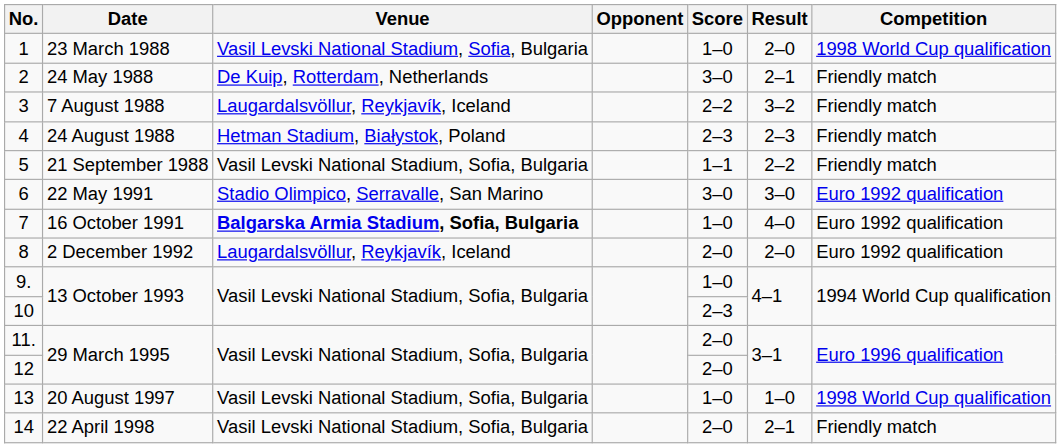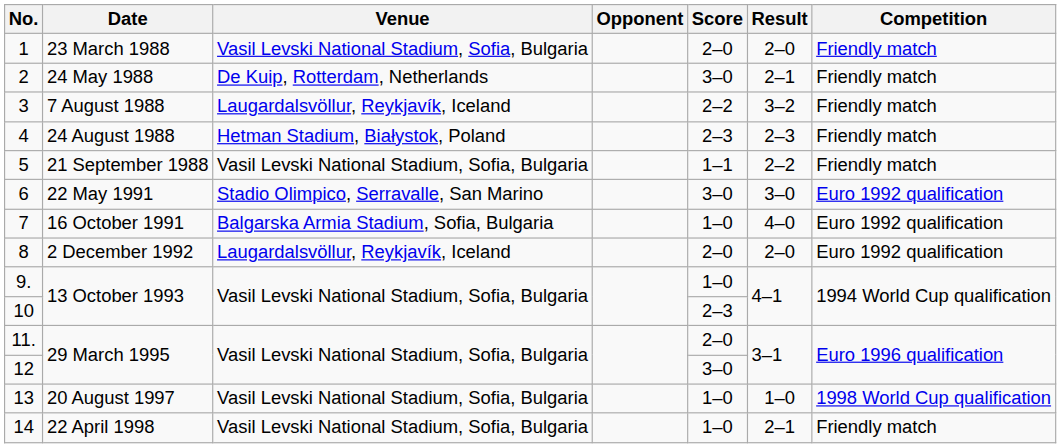(717, 48) 1–0 -> (717, 48) 2–0
(934, 48) 1998 World Cup qualification -> (876, 48) Friendly match
(398, 223) bold -> (385, 223) normal
(717, 369) 2–0 -> (717, 369) 3–0
(717, 427) 2–0 -> (717, 427) 1–0
